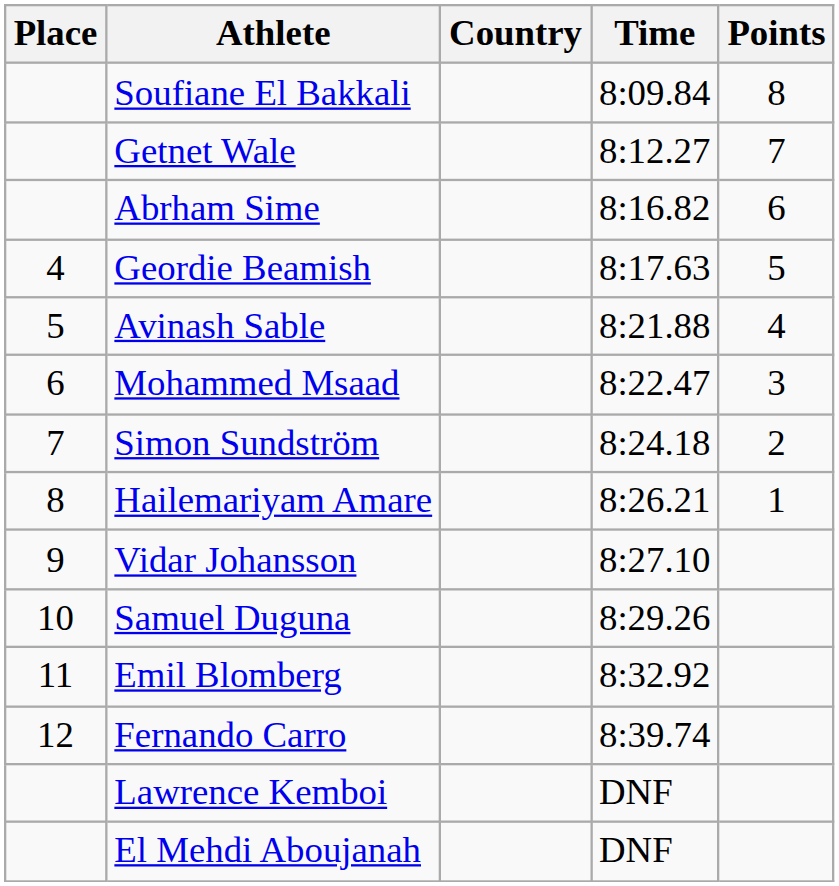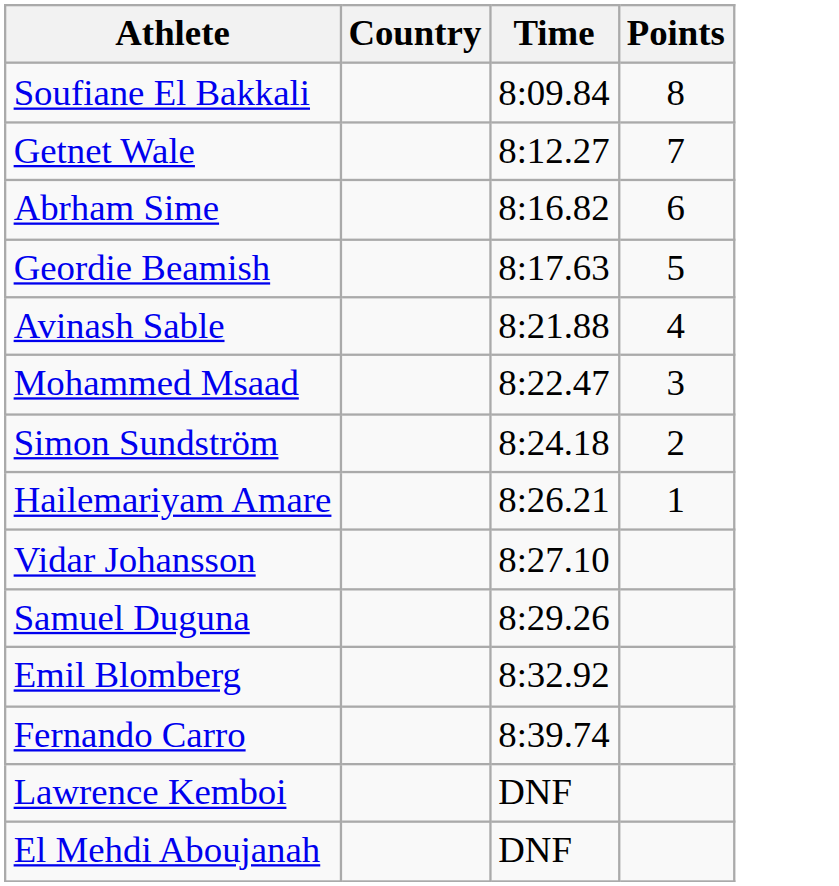- column: (56, 33)
